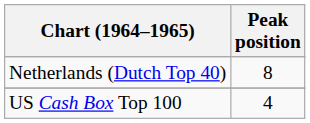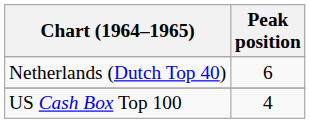(268, 72) 8 -> (268, 72) 6
